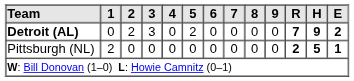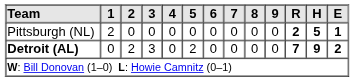rows swapped: (43, 31) <-> (51, 49)
